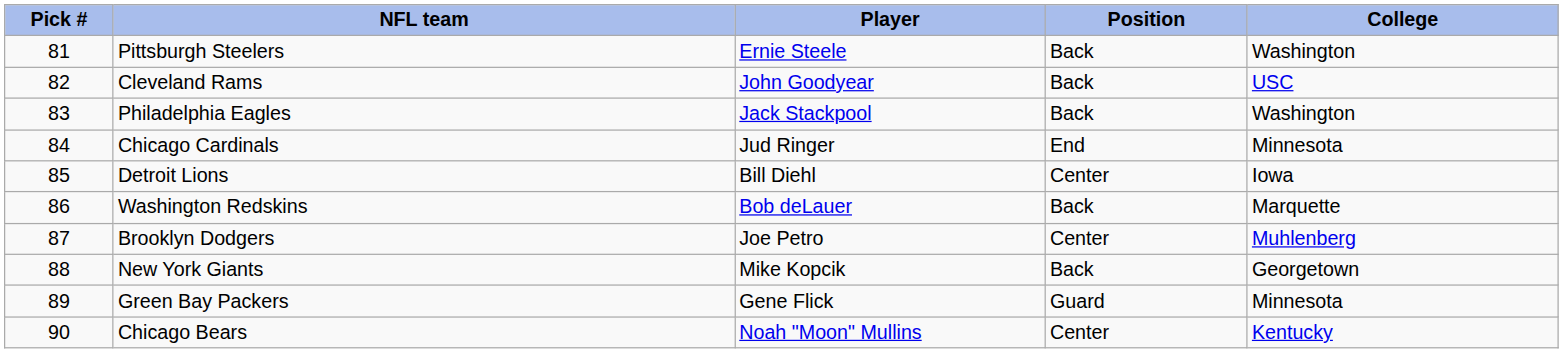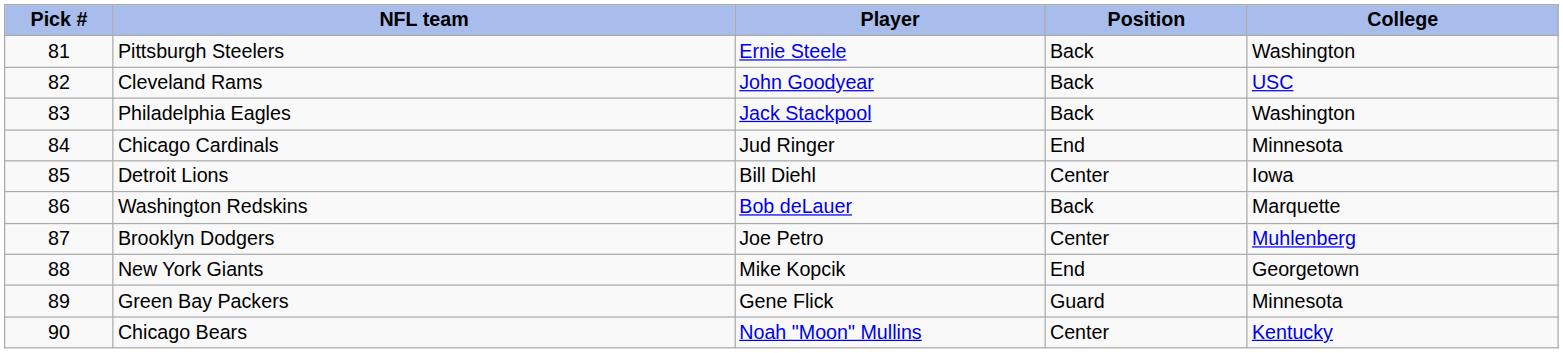(1072, 269) Back -> (1067, 269) End
